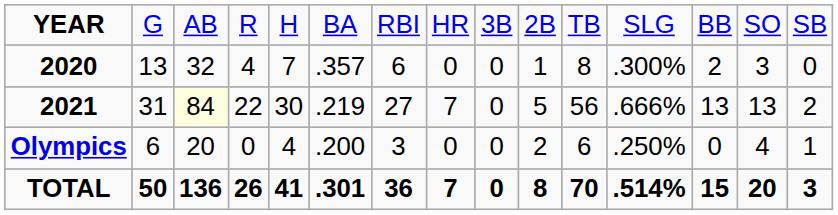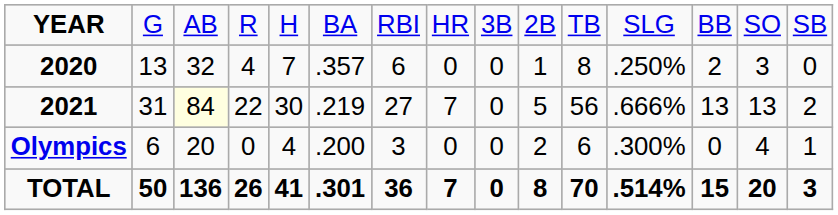(649, 65) .300% -> (649, 65) .250%
(649, 147) .250% -> (649, 147) .300%
